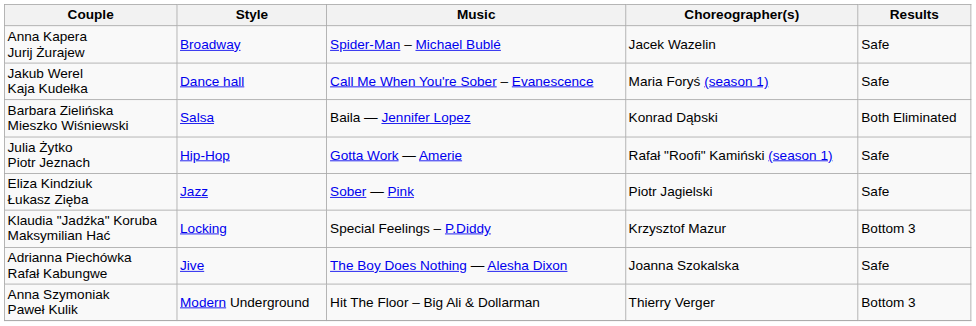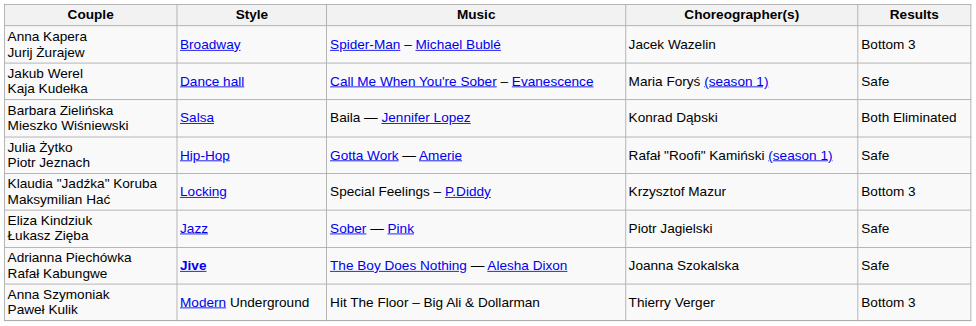(875, 44) Safe -> (888, 44) Bottom 3
rows swapped: (50, 191) <-> (82, 228)
(192, 265) normal -> (193, 265) bold
